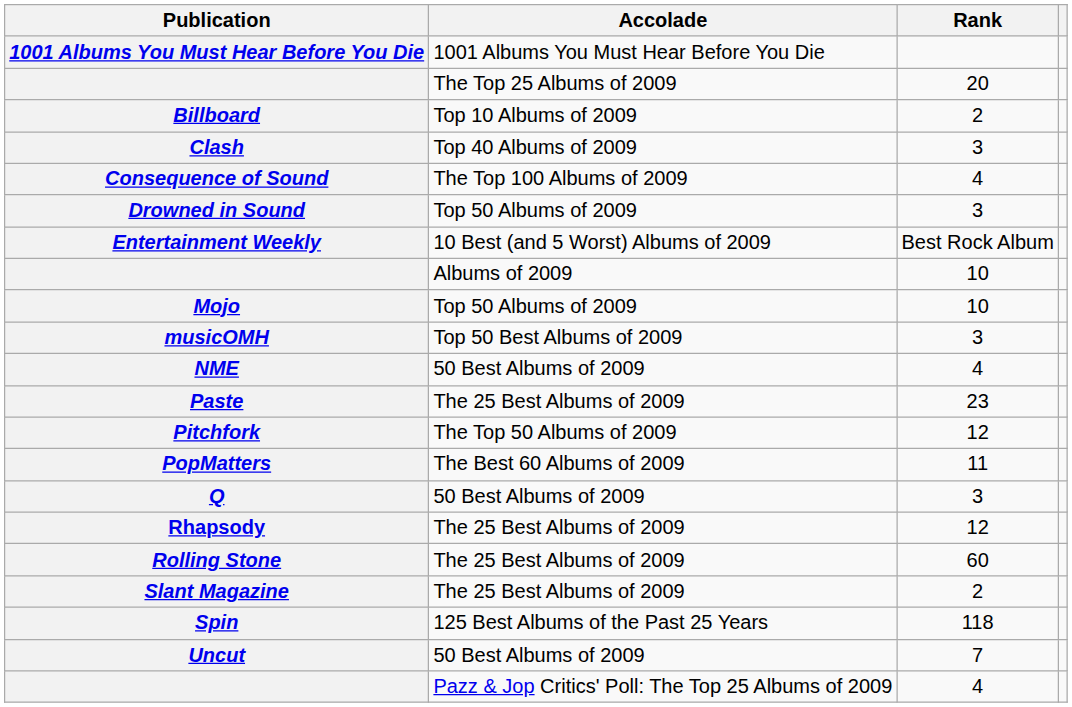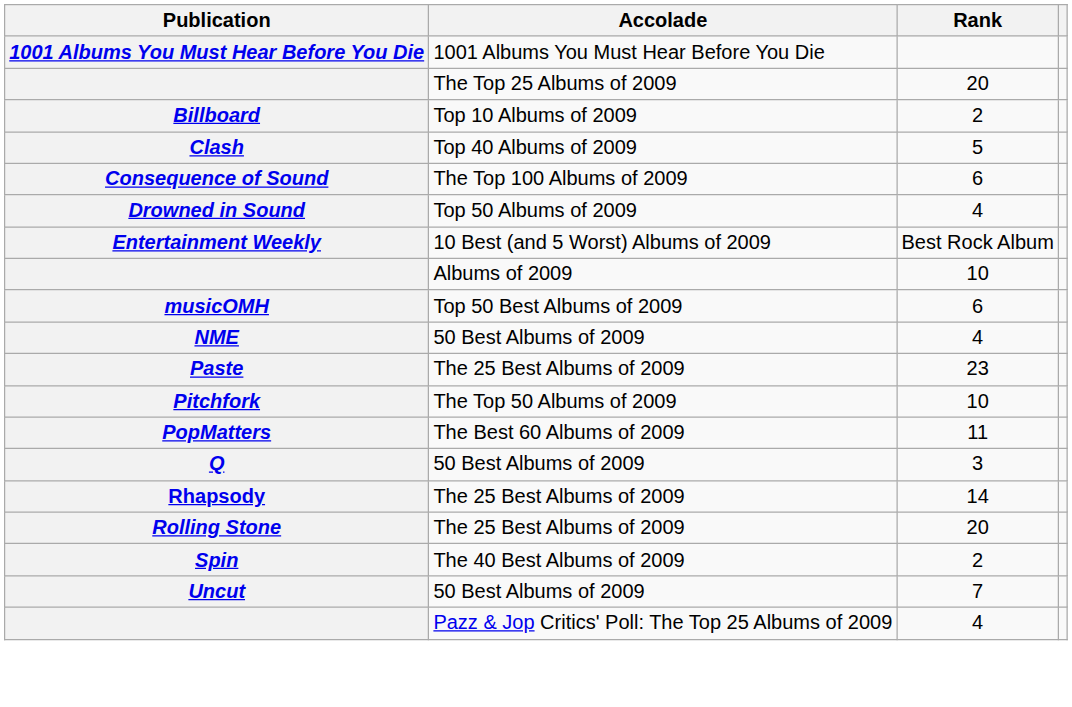(978, 147) 3 -> (978, 147) 5
(978, 178) 4 -> (978, 178) 6
(978, 210) 3 -> (978, 210) 4
- row: (217, 305)
(978, 337) 3 -> (978, 305) 6
(978, 432) 12 -> (978, 400) 10
(978, 527) 12 -> (978, 496) 14
(978, 559) 60 -> (978, 527) 20
- row: (217, 591)
+ row: (217, 559)
- row: (217, 623)
